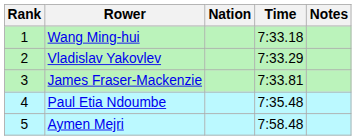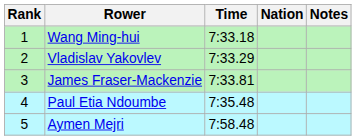columns swapped: (230, 15) <-> (281, 15)
